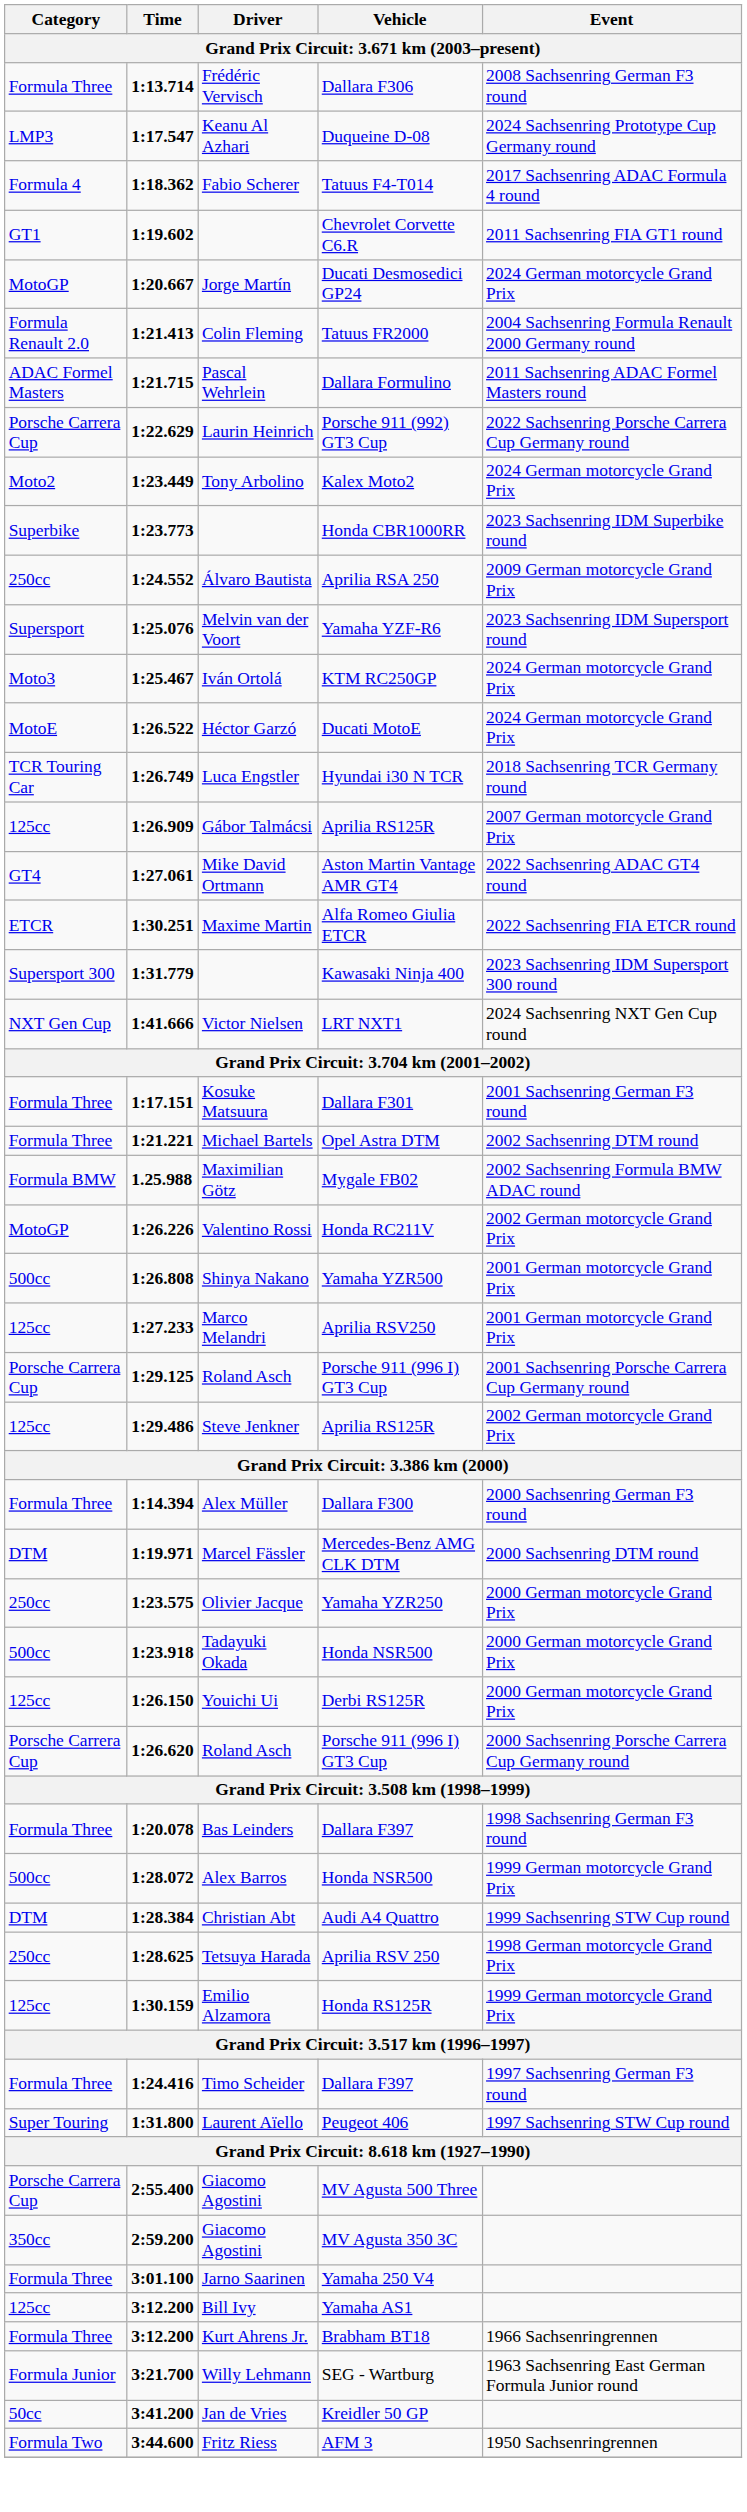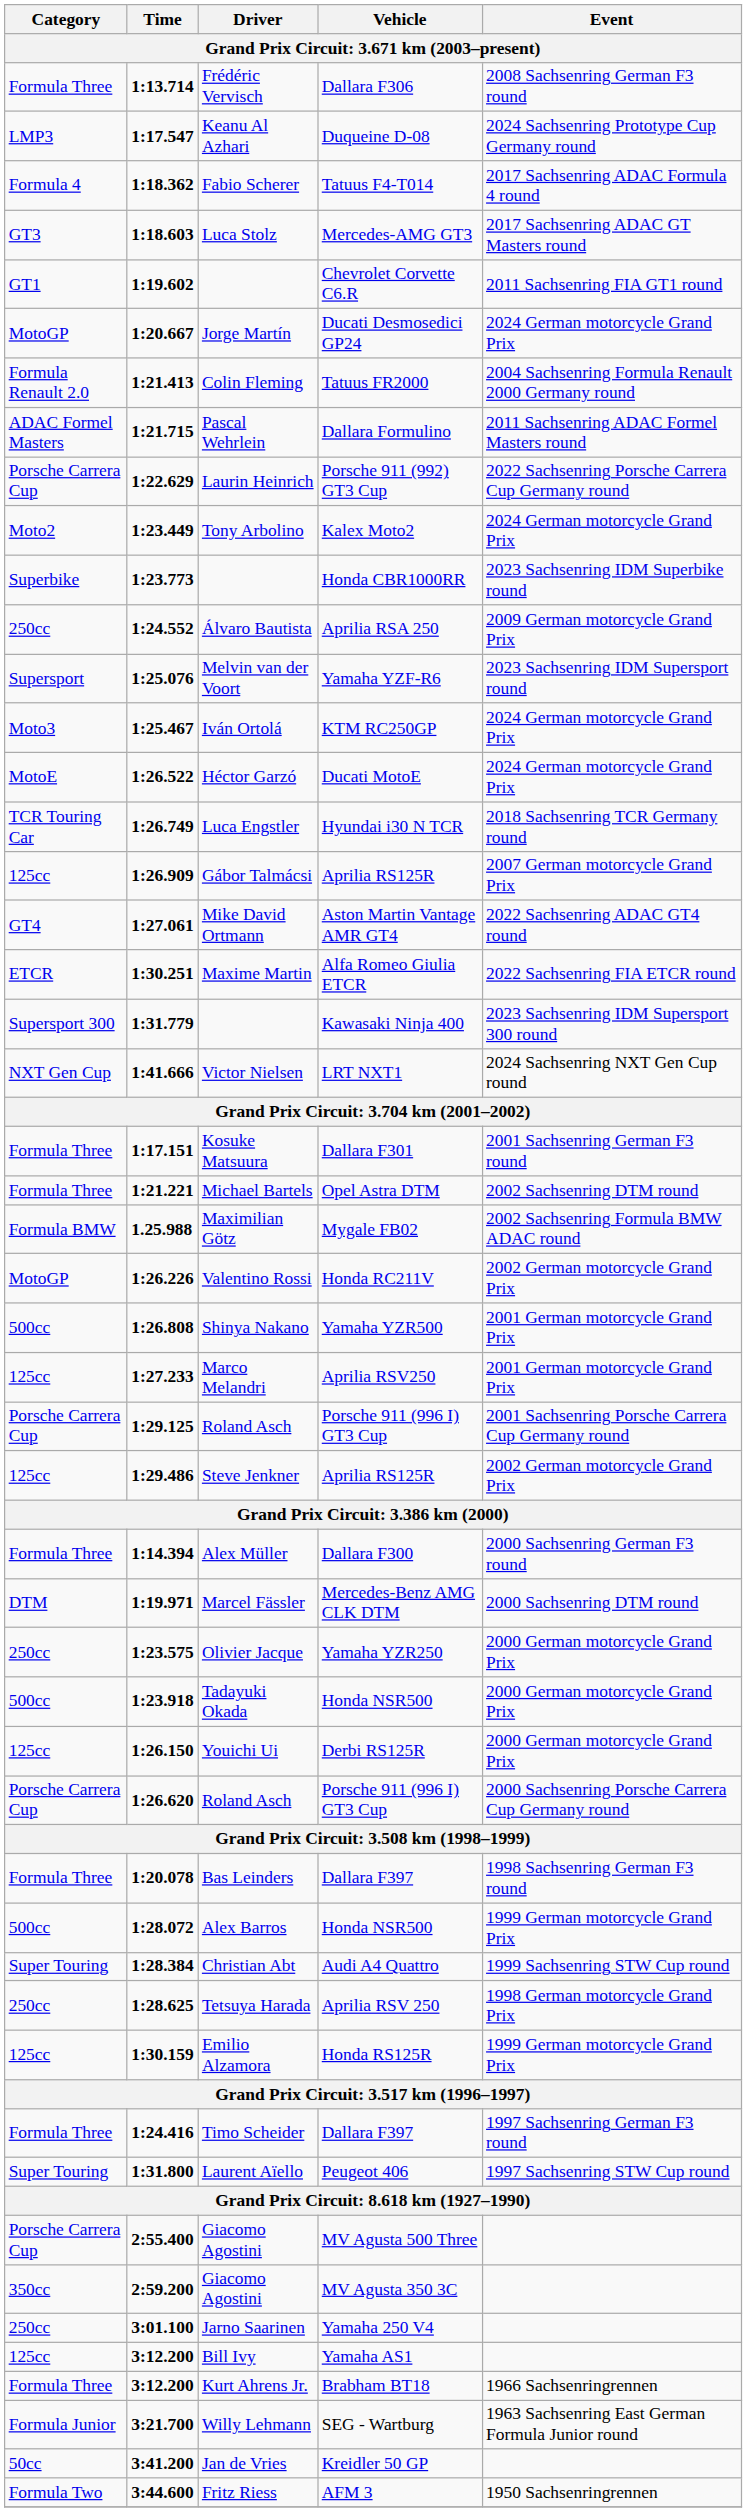+ row: (163, 234)
(28, 1917) DTM -> (58, 1966) Super Touring
(61, 2278) Formula Three -> (29, 2328) 250cc
